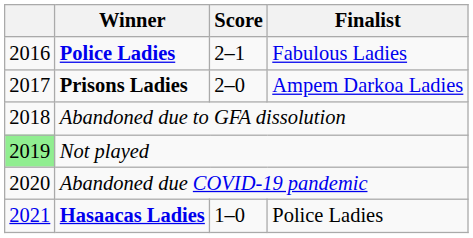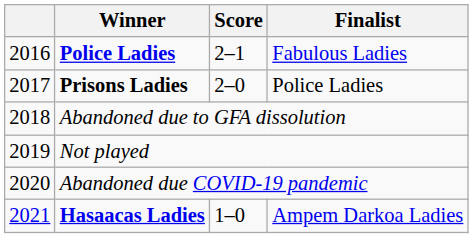(368, 85) Ampem Darkoa Ladies -> (328, 85) Police Ladies
(30, 150) lightgreen background -> (30, 150) no background
(328, 215) Police Ladies -> (368, 215) Ampem Darkoa Ladies
